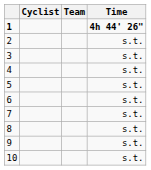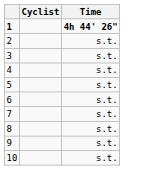- column: (74, 12)
